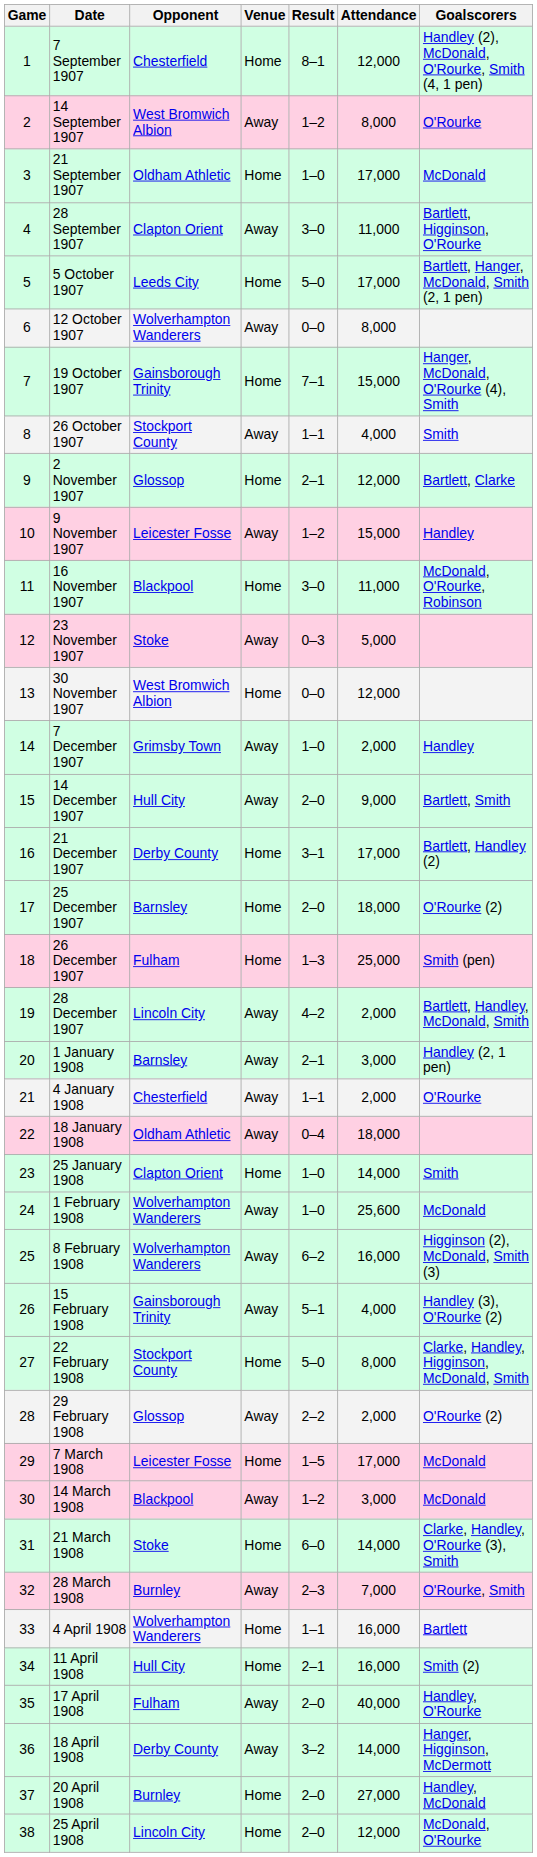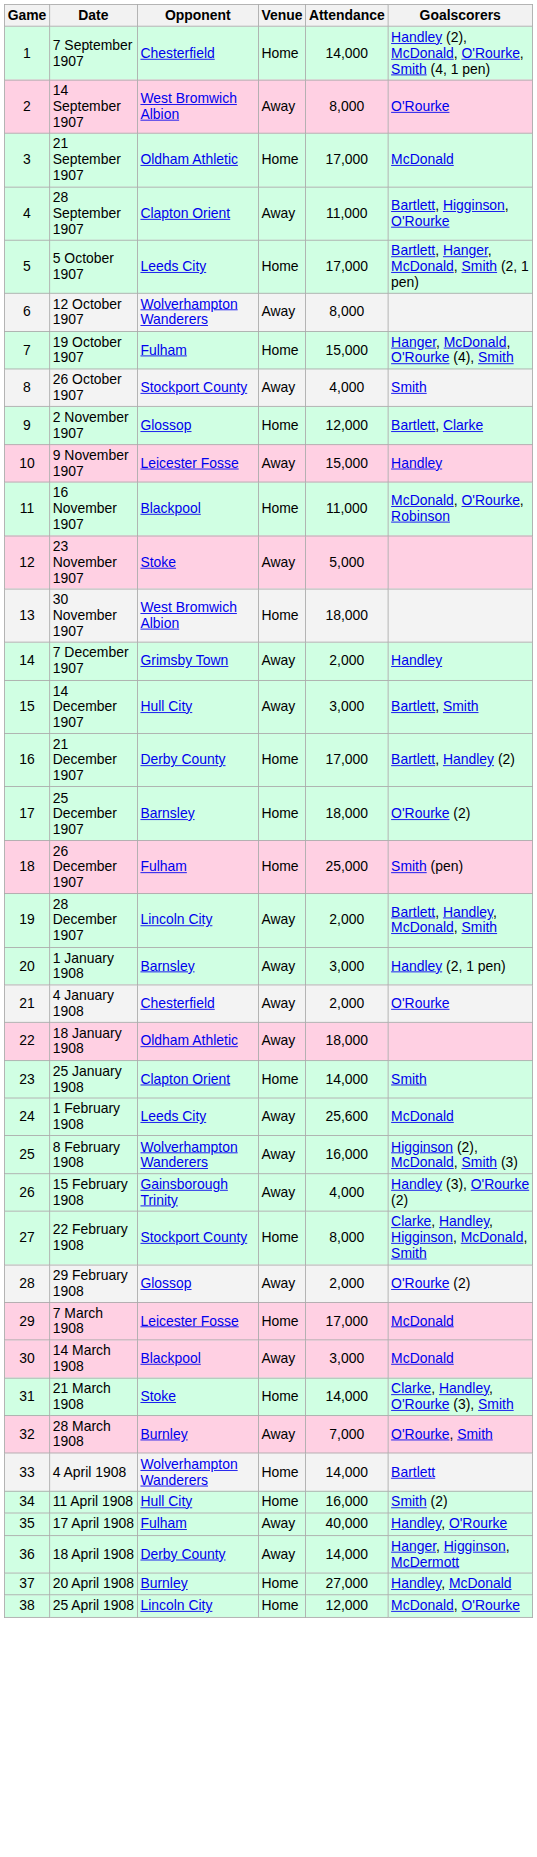- column: (313, 15)
(379, 61) 12,000 -> (347, 53) 14,000
(177, 381) Gainsborough Trinity -> (164, 350) Fulham
(379, 694) 12,000 -> (347, 615) 18,000
(379, 800) 9,000 -> (347, 706) 3,000
(182, 1210) Wolverhampton Wanderers -> (173, 1116) Leeds City
(379, 1628) 16,000 -> (347, 1472) 14,000
